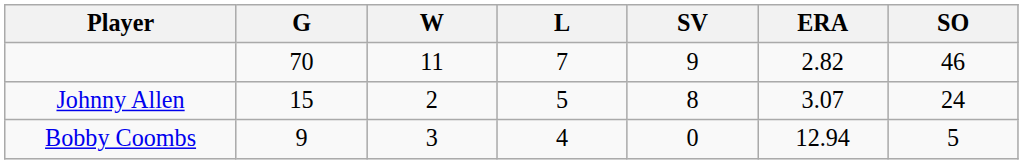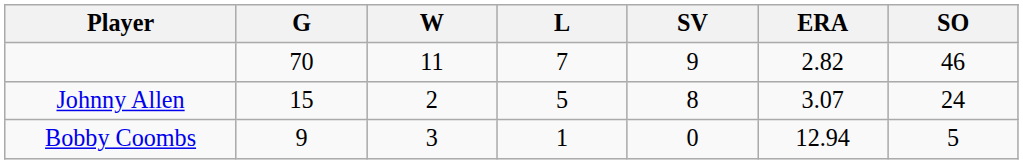(562, 138) 4 -> (562, 138) 1
